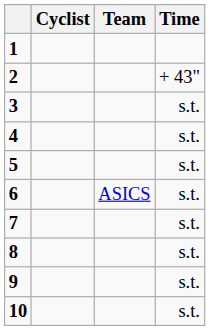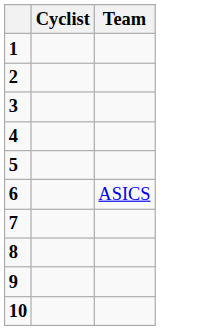- column: (179, 19)
